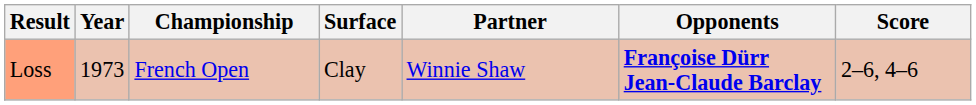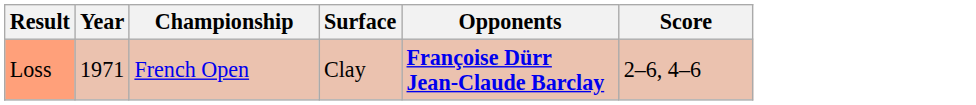- column: (510, 22)
(102, 69) 1973 -> (102, 69) 1971
